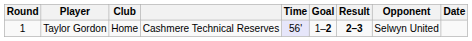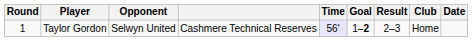columns swapped: (125, 12) <-> (407, 12)
(354, 28) bold -> (392, 28) normal
